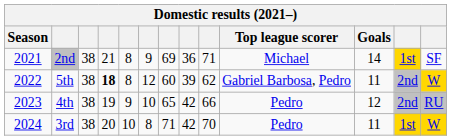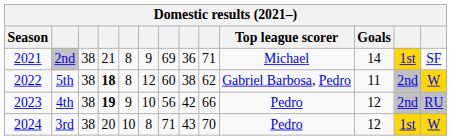(189, 80) 39 -> (189, 80) 38
(108, 102) normal -> (108, 102) bold
(169, 102) 65 -> (169, 102) 56
(189, 124) 42 -> (189, 124) 43
(374, 124) 11 -> (374, 124) 12
